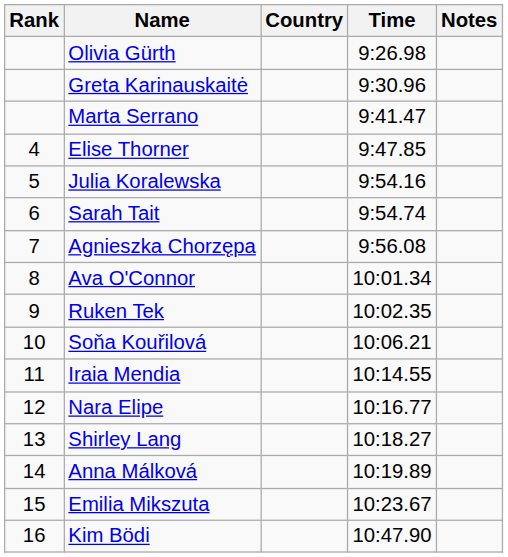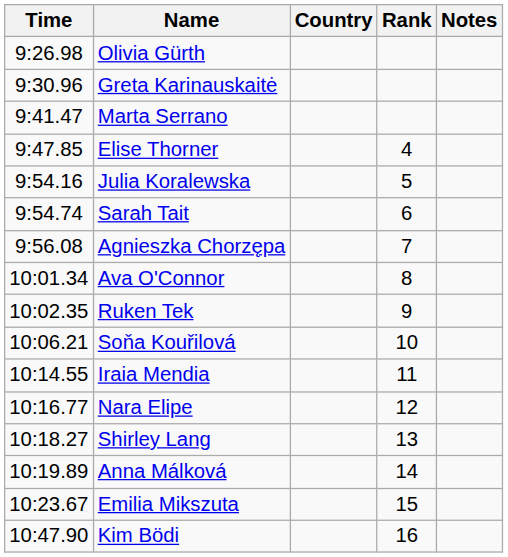columns swapped: (34, 20) <-> (392, 20)
